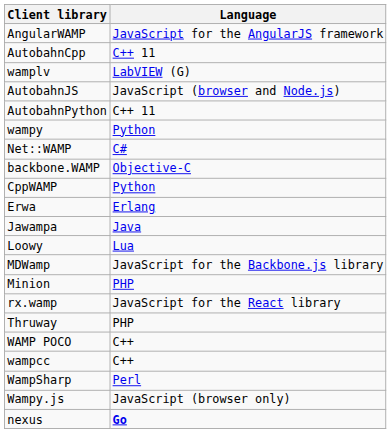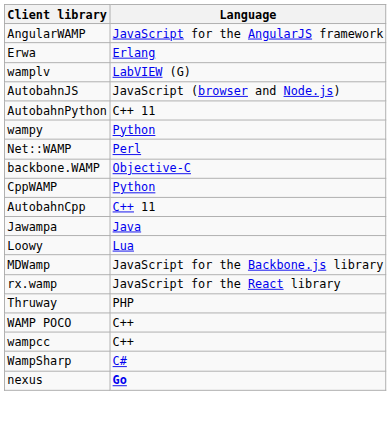rows swapped: (46, 53) <-> (22, 207)
(120, 149) C# -> (127, 149) Perl
- row: (29, 284)
(127, 380) Perl -> (120, 361) C#
- row: (36, 400)
